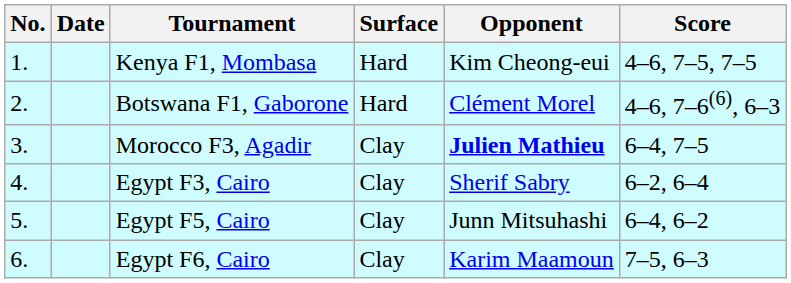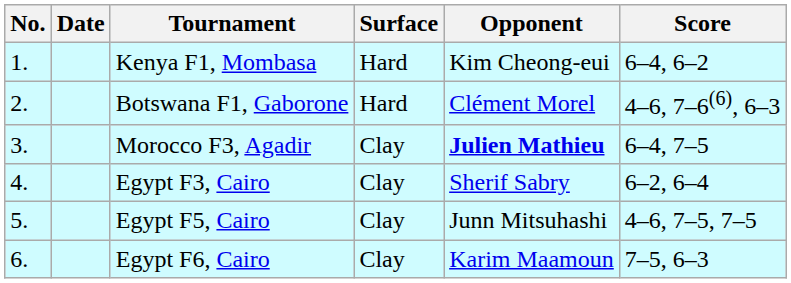(691, 61) 4–6, 7–5, 7–5 -> (667, 61) 6–4, 6–2
(667, 220) 6–4, 6–2 -> (691, 220) 4–6, 7–5, 7–5
